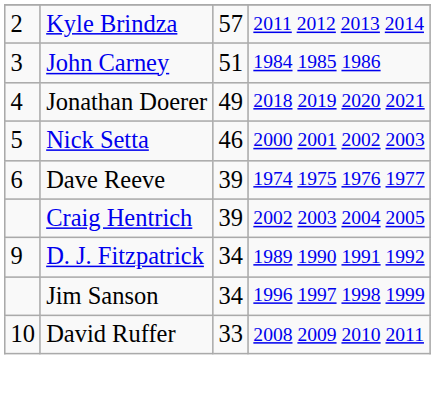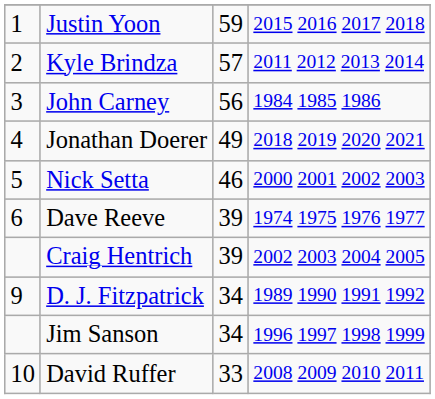+ row: (103, 23)
(231, 62) 51 -> (231, 101) 56
